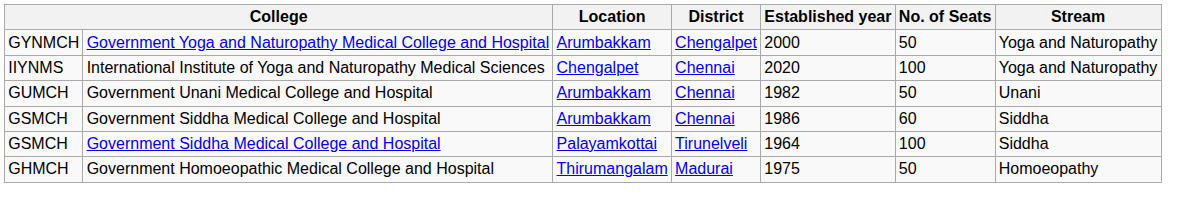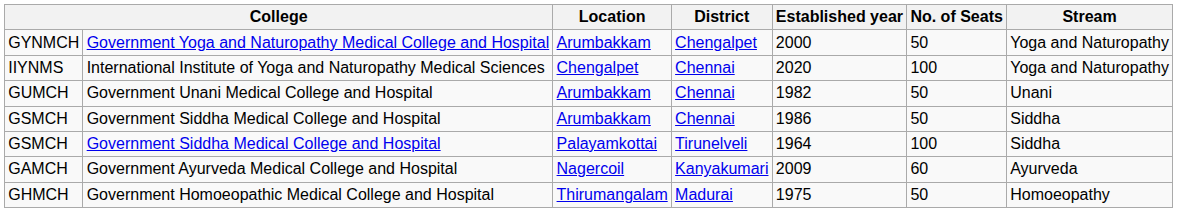(908, 118) 60 -> (919, 118) 50
+ row: (38, 169)
